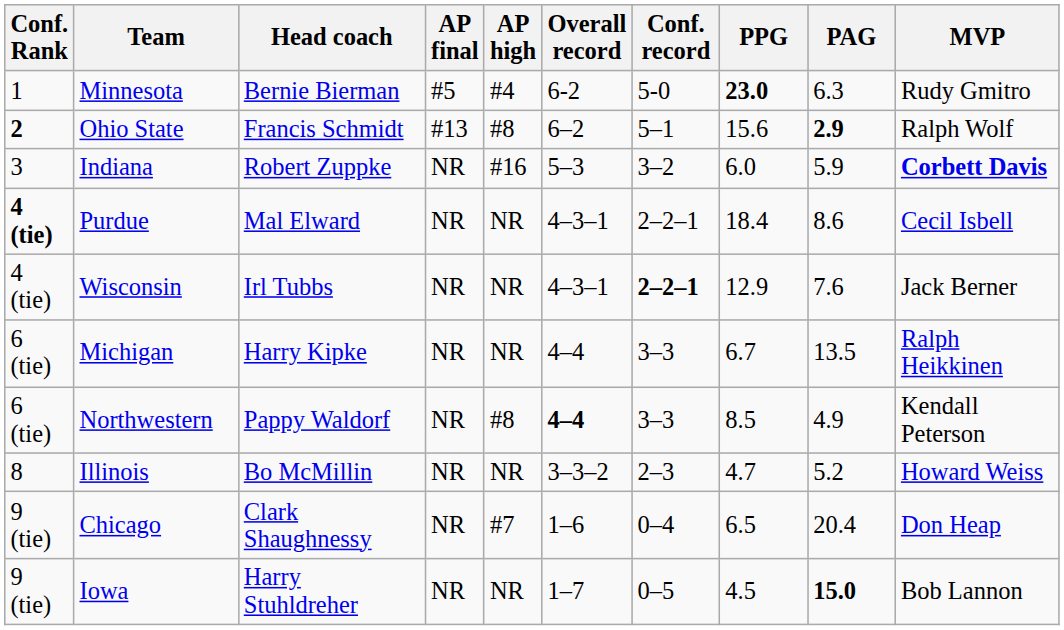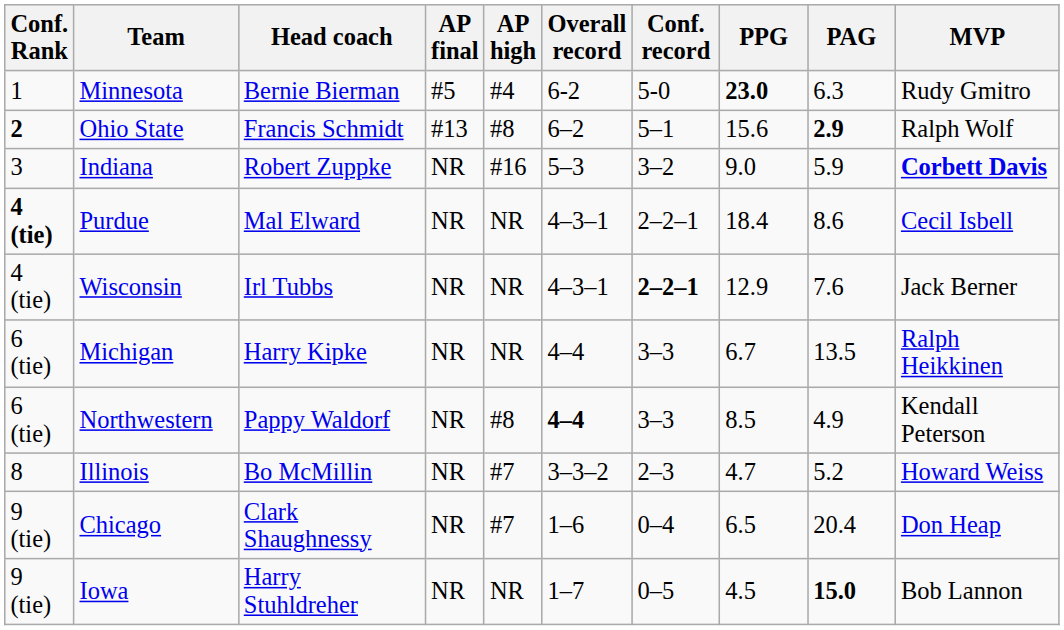(741, 167) 6.0 -> (741, 167) 9.0
(507, 472) NR -> (502, 472) #7
